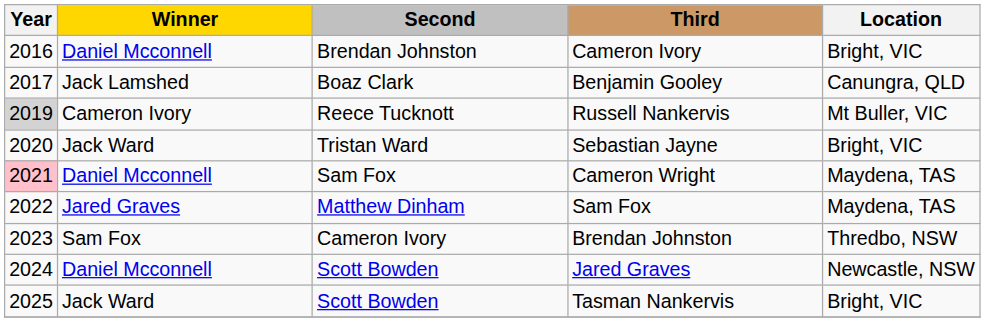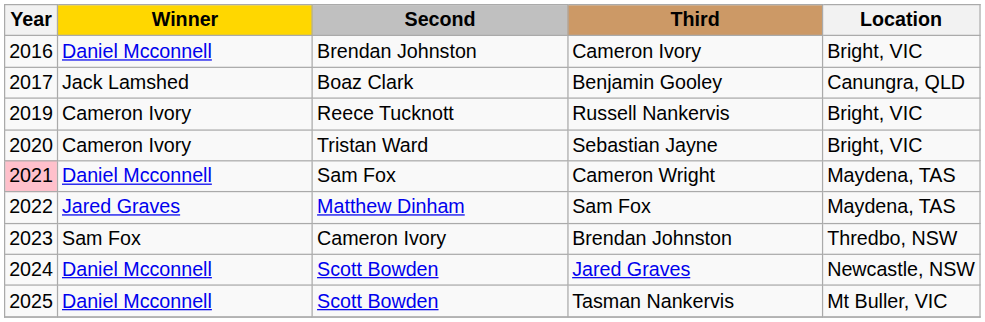(31, 113) lightgrey background -> (31, 113) no background
(887, 113) Mt Buller, VIC -> (875, 113) Bright, VIC
(108, 144) Jack Ward -> (127, 144) Cameron Ivory
(108, 301) Jack Ward -> (137, 301) Daniel Mcconnell
(875, 301) Bright, VIC -> (887, 301) Mt Buller, VIC
